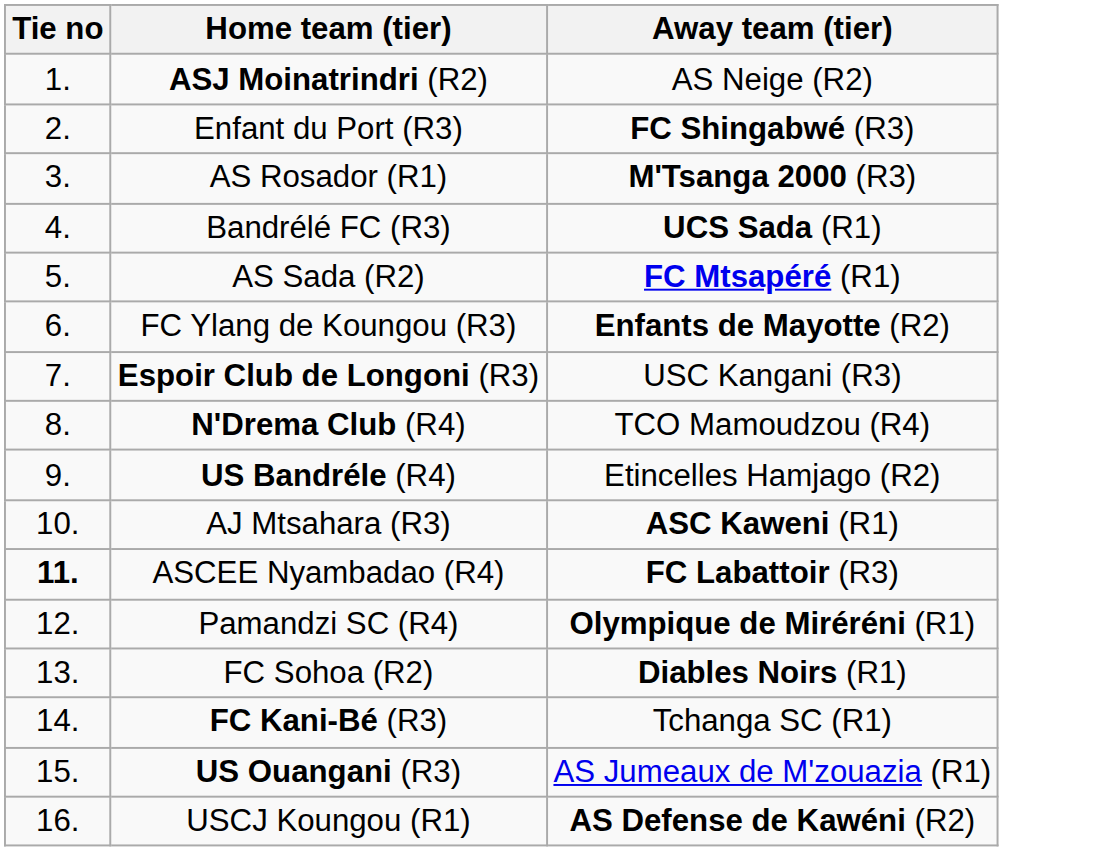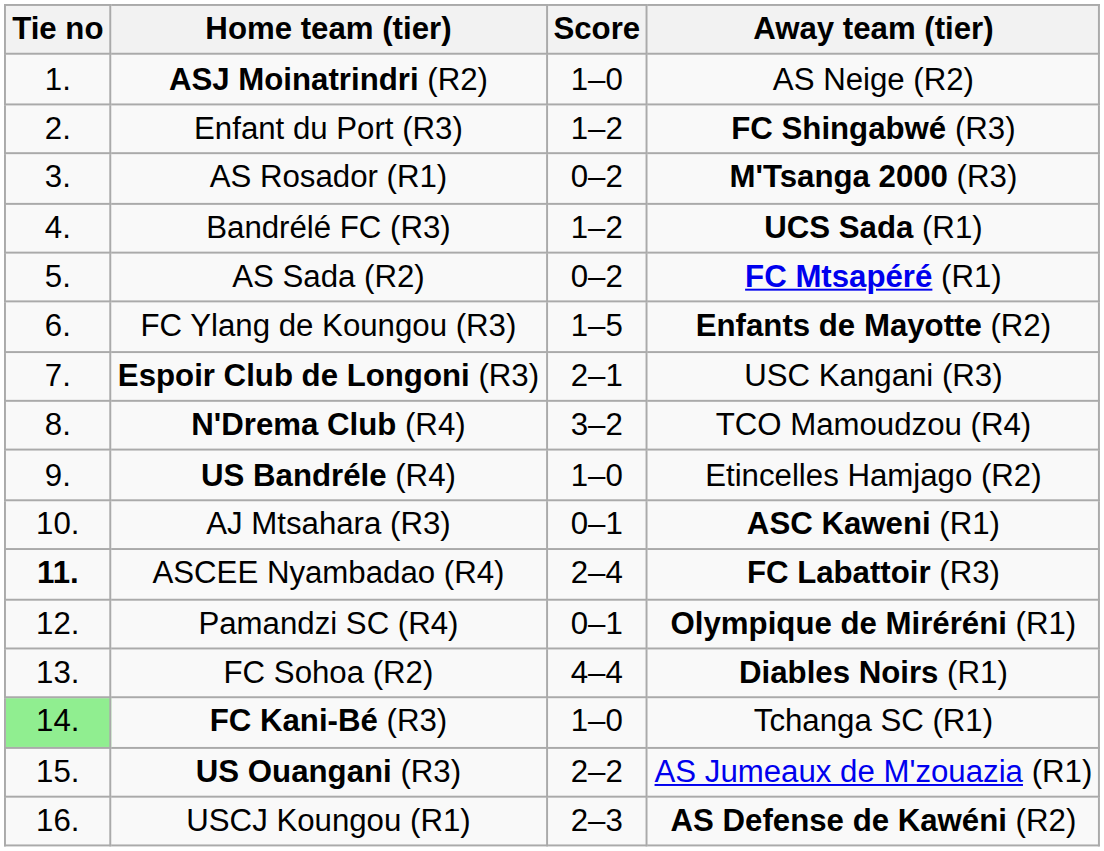+ column: (597, 29)
(58, 721) no background -> (58, 721) lightgreen background
